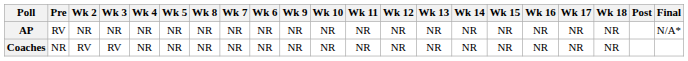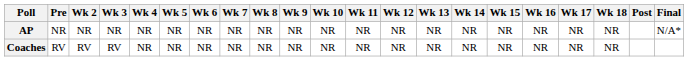columns swapped: (265, 13) <-> (205, 13)
(59, 30) RV -> (59, 30) NR
(59, 47) NR -> (59, 47) RV
